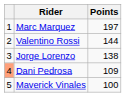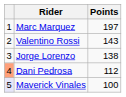(111, 41) 144 -> (111, 41) 143
(111, 71) 109 -> (111, 71) 112
(9, 85) no background -> (9, 85) lavender background
